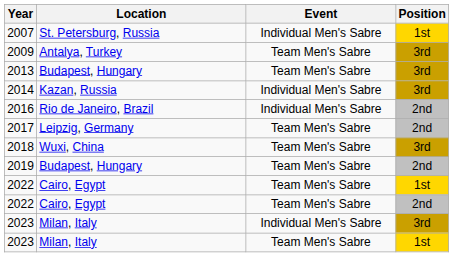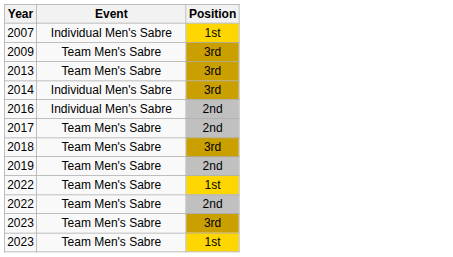- column: (141, 14)
(321, 223) Individual Men's Sabre -> (111, 223) Team Men's Sabre
